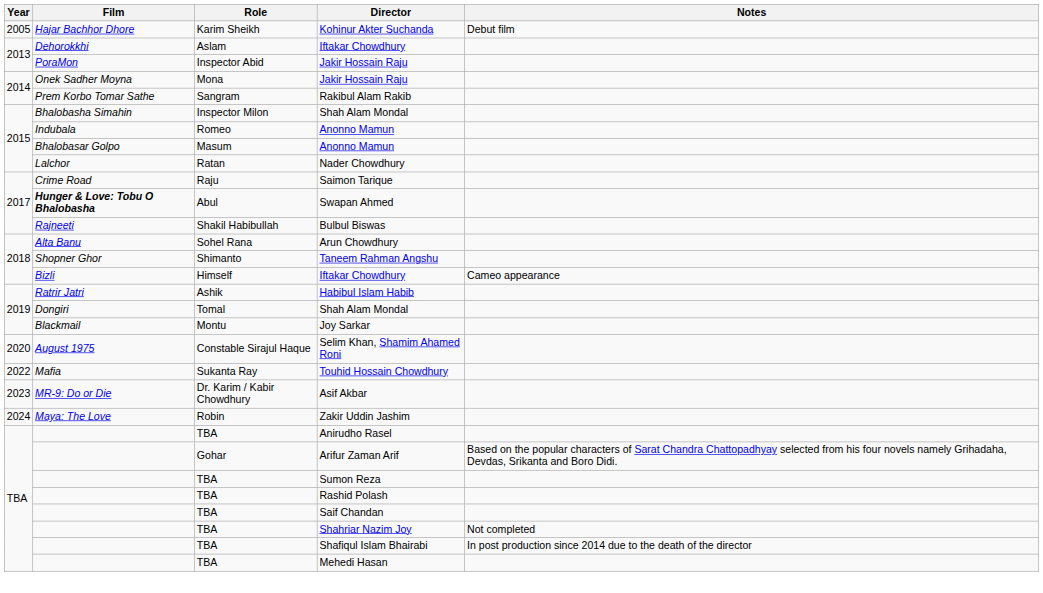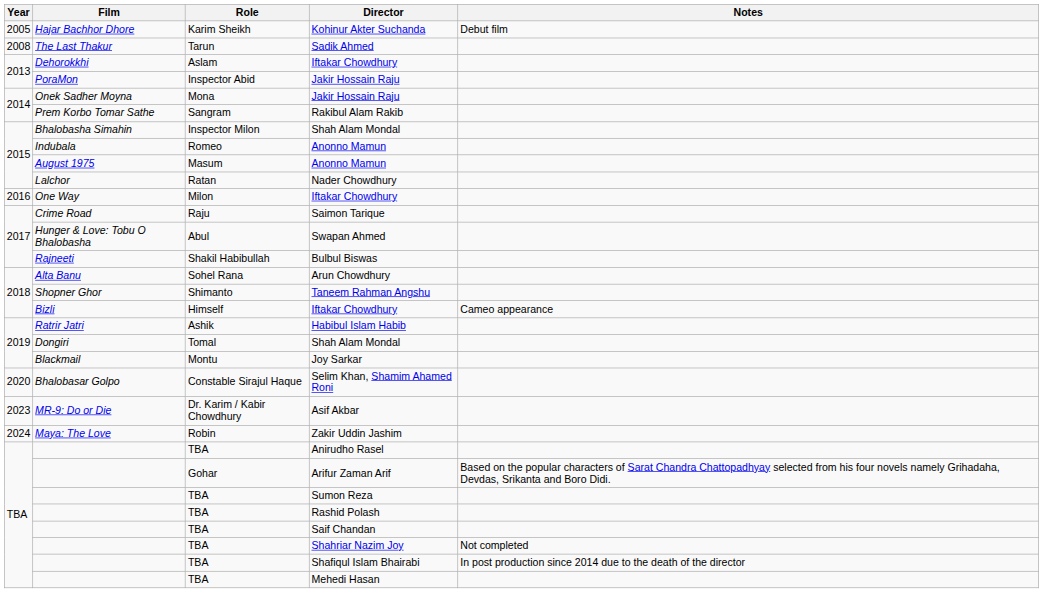+ row: (201, 46)
(77, 146) Bhalobasar Golpo -> (65, 163) August 1975
+ row: (201, 197)
(94, 203) bold -> (90, 236) normal
(65, 348) August 1975 -> (77, 382) Bhalobasar Golpo
- row: (227, 371)
